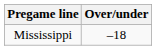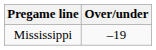(116, 34) –18 -> (116, 34) –19
